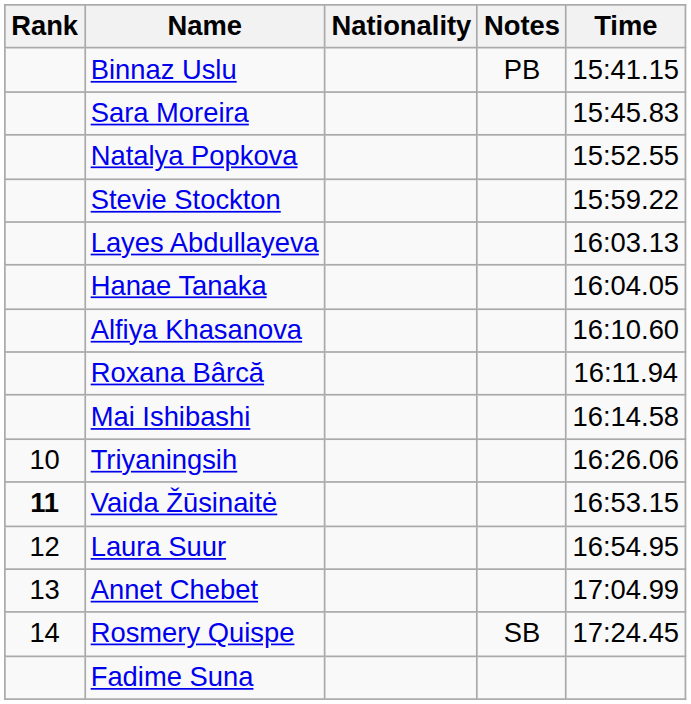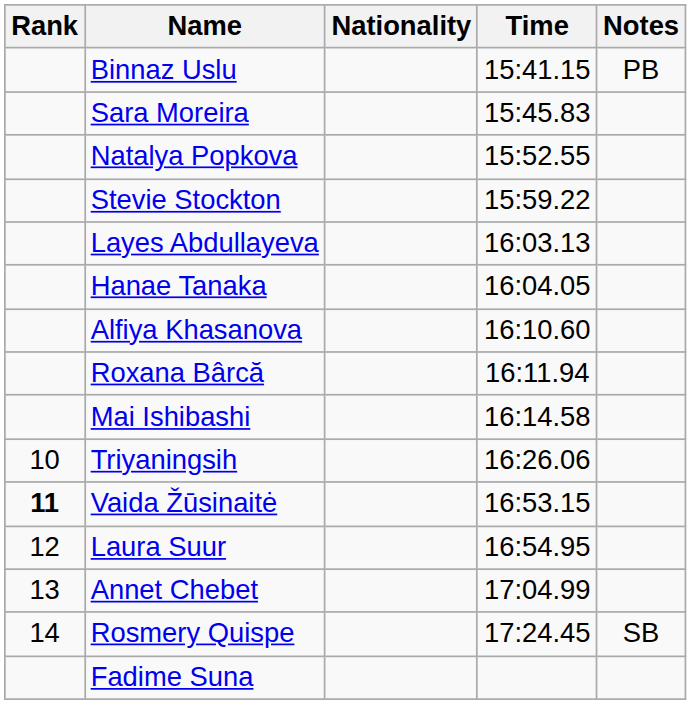columns swapped: (626, 26) <-> (522, 26)
